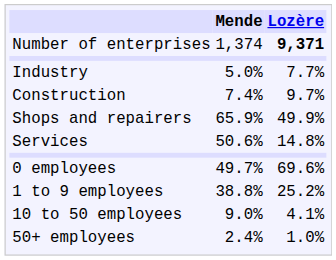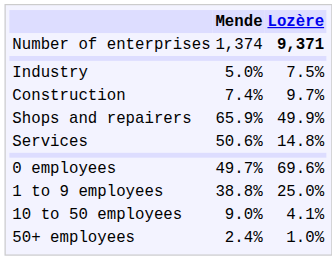(305, 72) 7.7% -> (305, 72) 7.5%
(300, 192) 25.2% -> (300, 192) 25.0%
